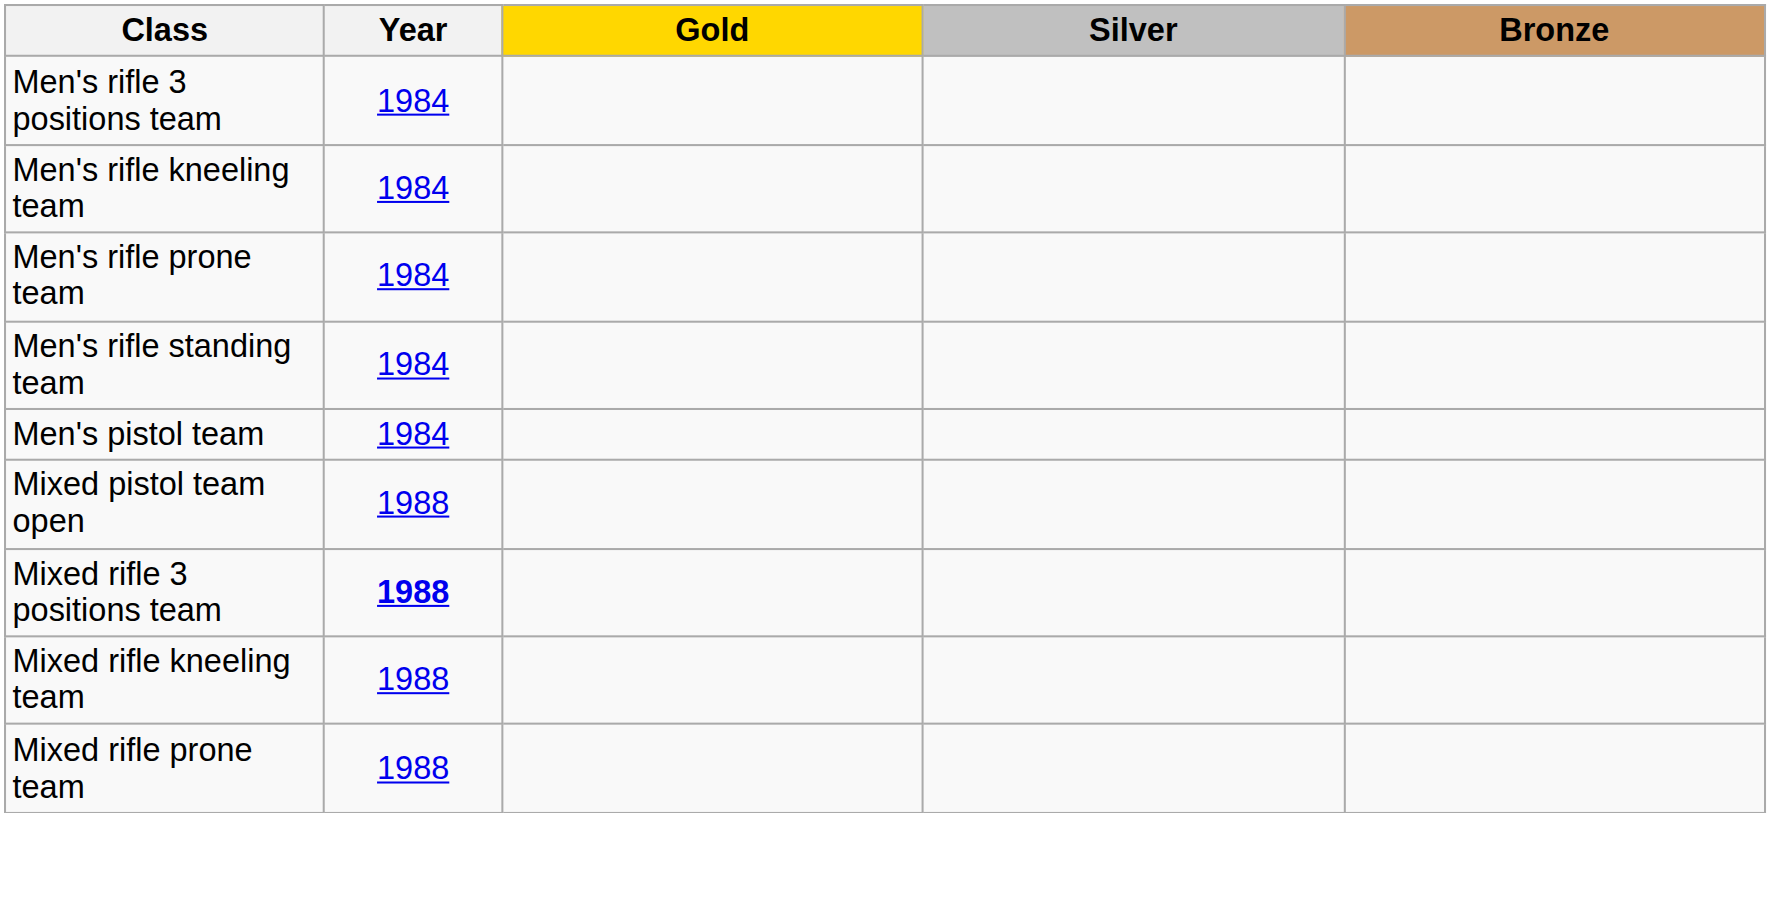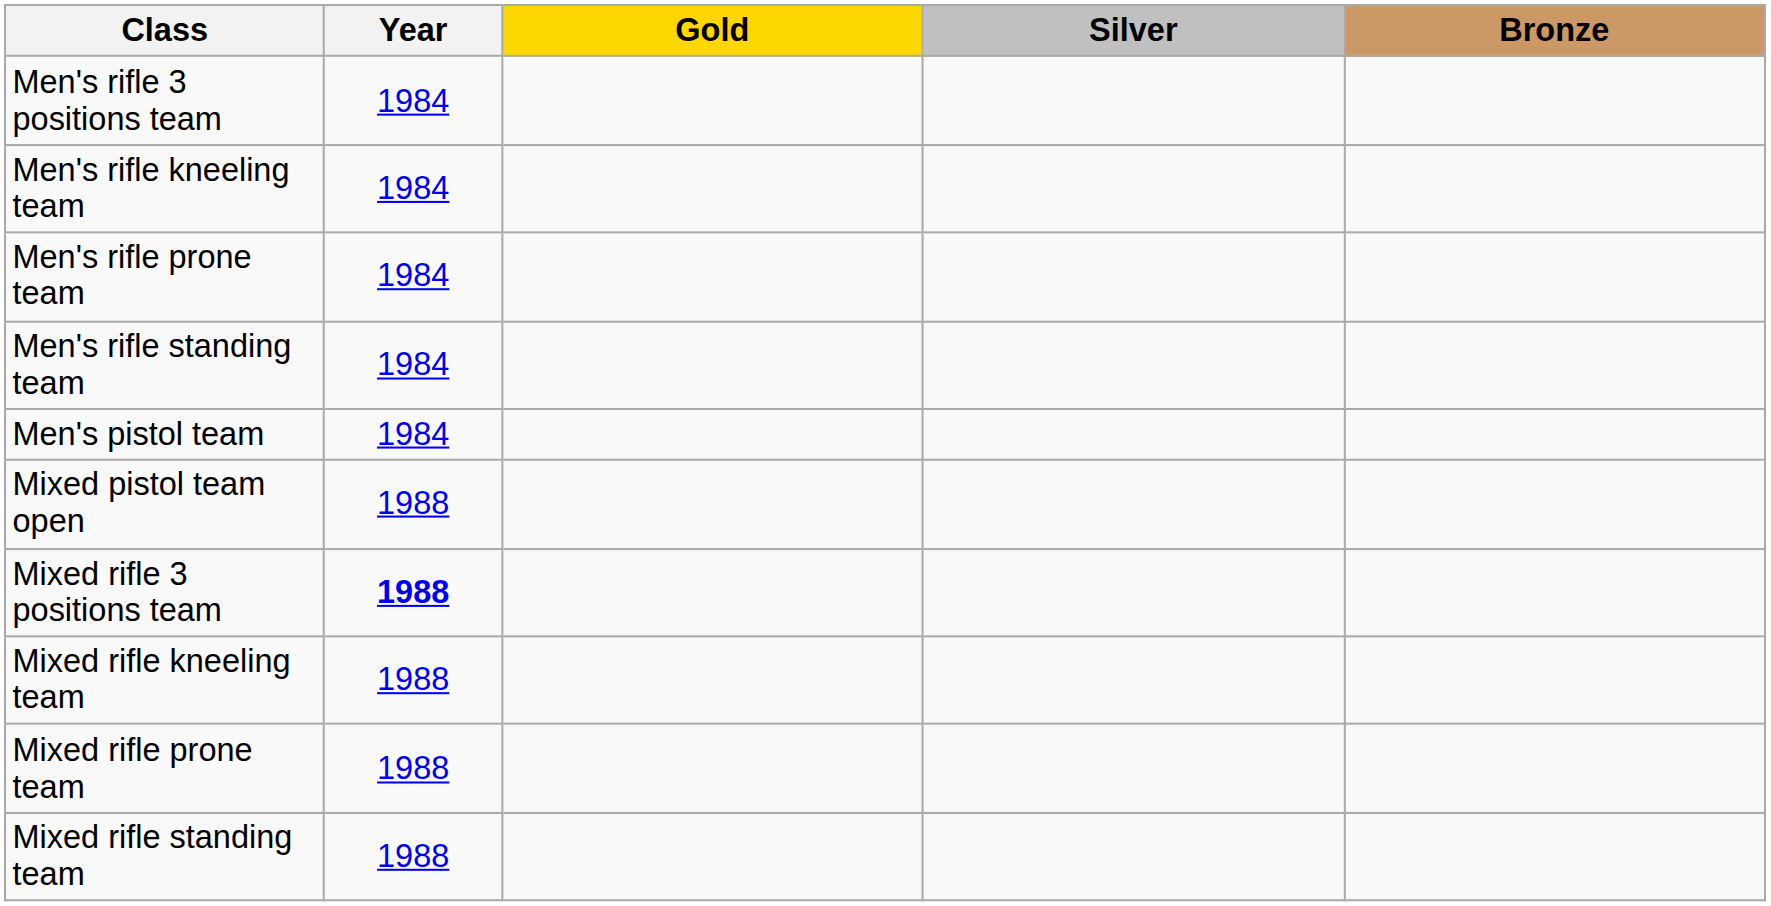+ row: (152, 855)
